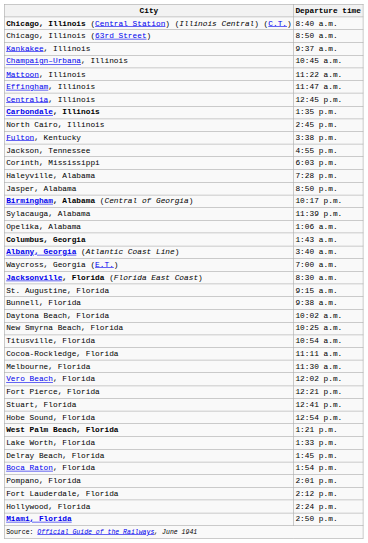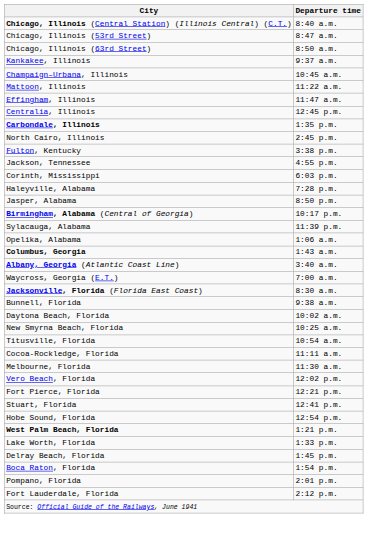+ row: (79, 36)
- row: (58, 290)
- row: (48, 506)
- row: (39, 519)
